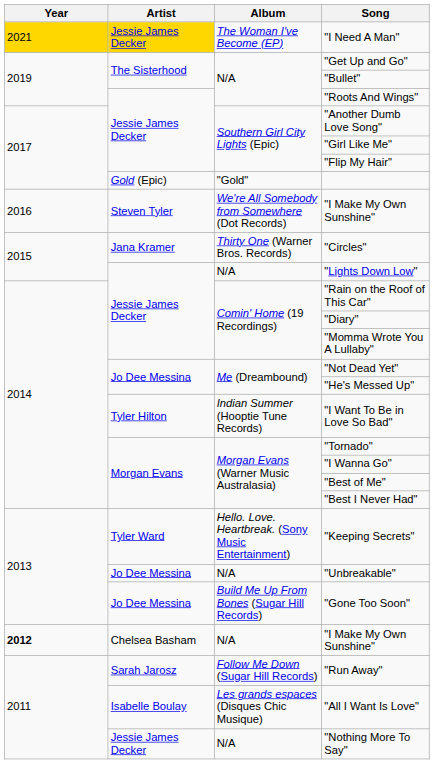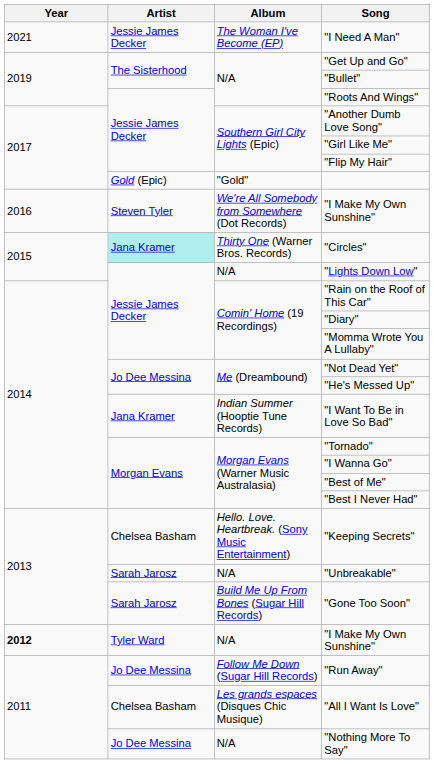(19, 37) gold background -> (19, 37) no background
(145, 37) gold background -> (145, 37) no background
(143, 247) no background -> (143, 247) paleturquoise background
(139, 416) Tyler Hilton -> (143, 416) Jana Kramer
(138, 536) Tyler Ward -> (153, 536) Chelsea Basham
(151, 573) Jo Dee Messina -> (144, 573) Sarah Jarosz
(151, 603) Jo Dee Messina -> (144, 603) Sarah Jarosz
(153, 640) Chelsea Basham -> (138, 640) Tyler Ward
(144, 670) Sarah Jarosz -> (151, 670) Jo Dee Messina
(149, 707) Isabelle Boulay -> (153, 707) Chelsea Basham
(145, 743) Jessie James Decker -> (151, 743) Jo Dee Messina
